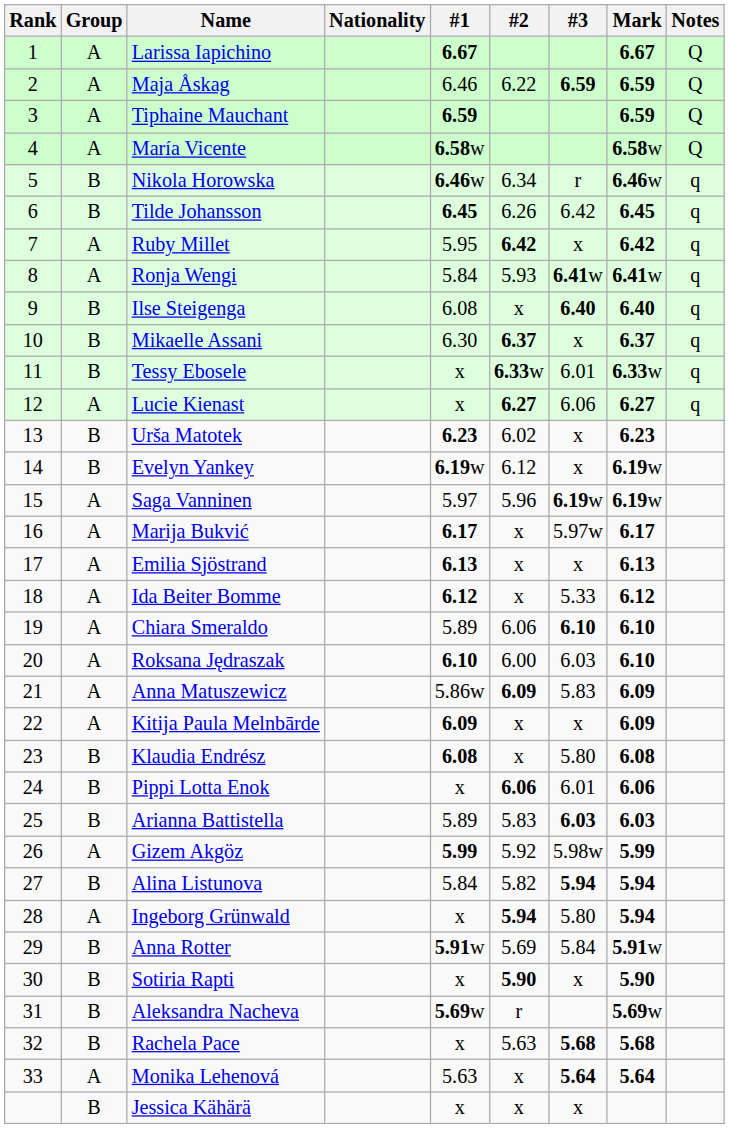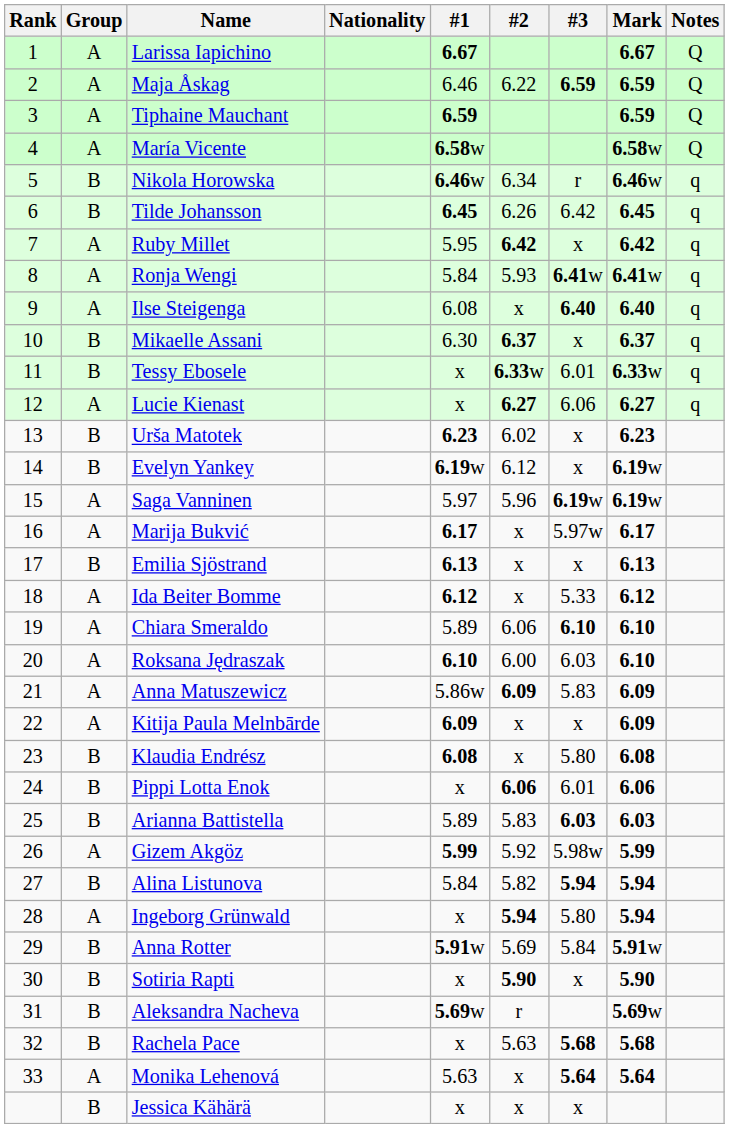(94, 308) B -> (94, 308) A
(94, 564) A -> (94, 564) B
